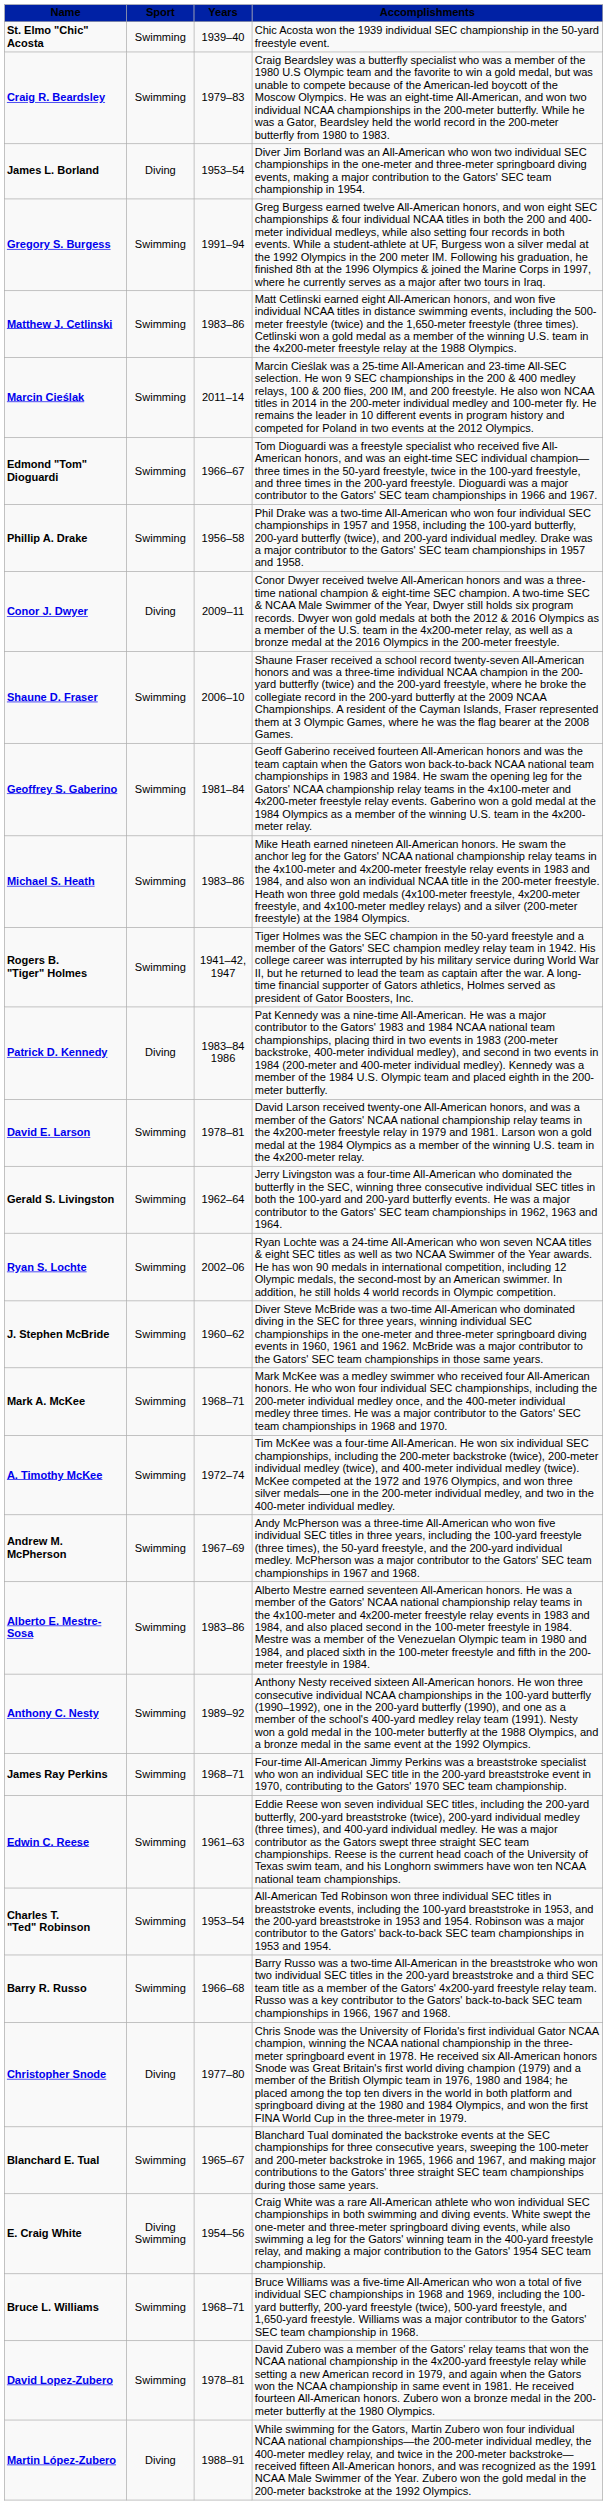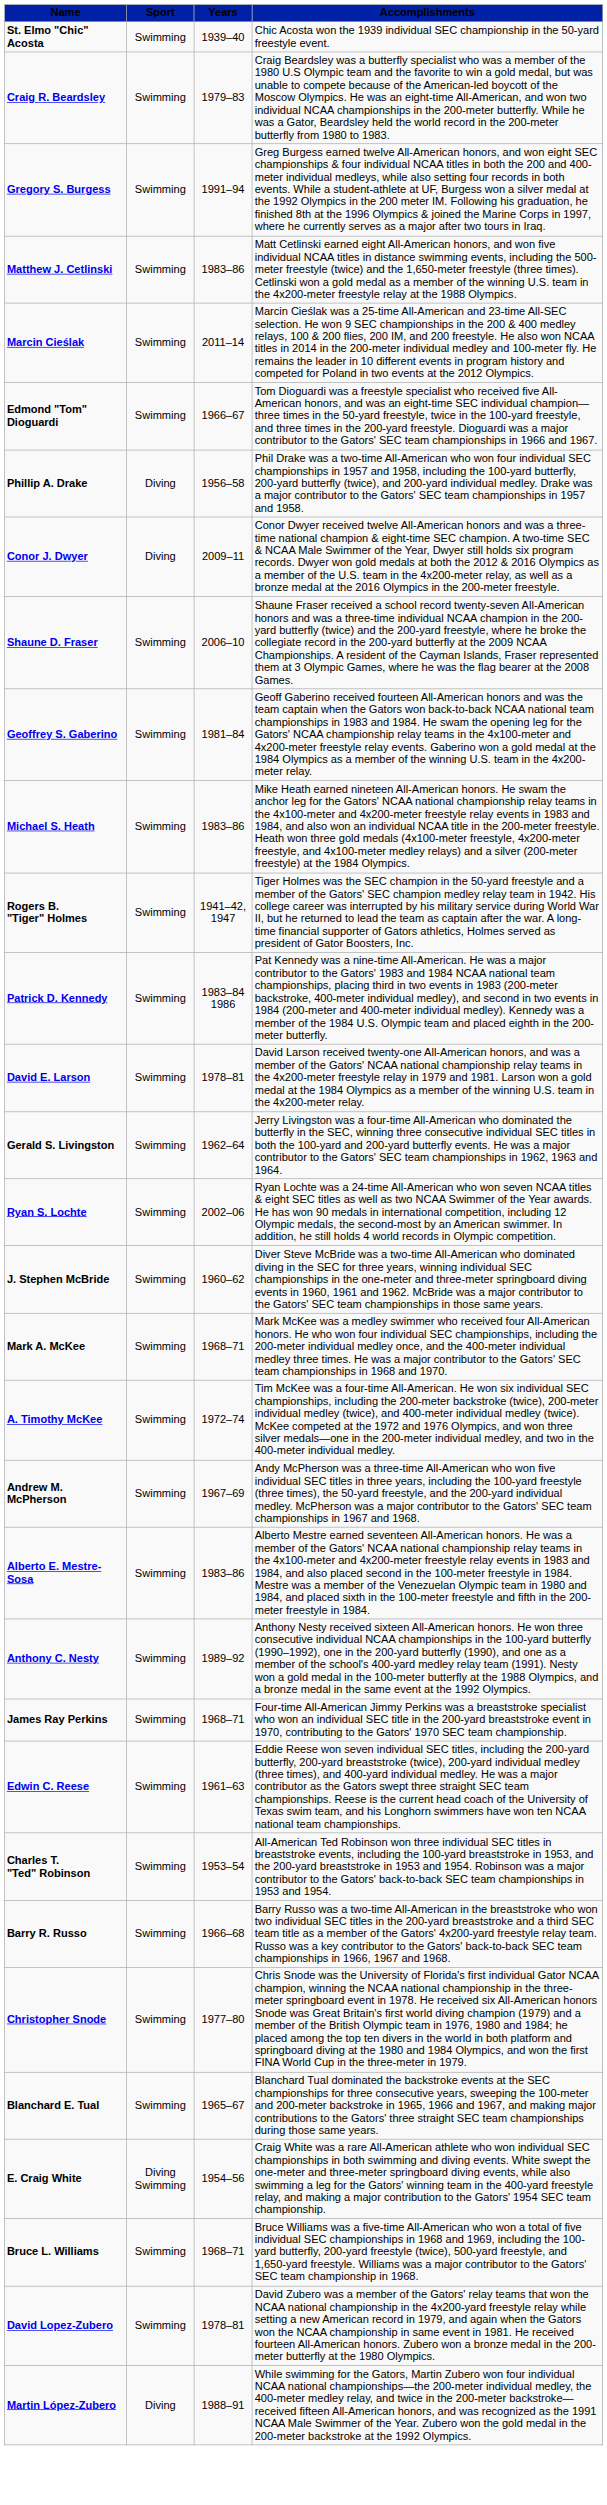- row: (53, 171)
(160, 538) Swimming -> (160, 483) Diving
(160, 1053) Diving -> (160, 998) Swimming
(160, 2074) Diving -> (160, 2019) Swimming
